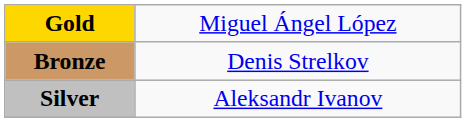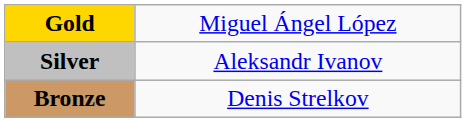rows swapped: (70, 98) <-> (70, 60)
